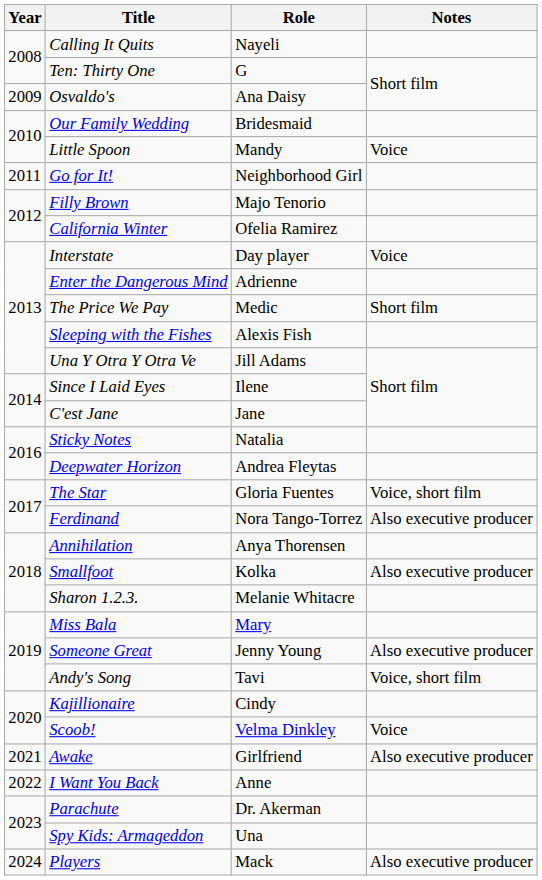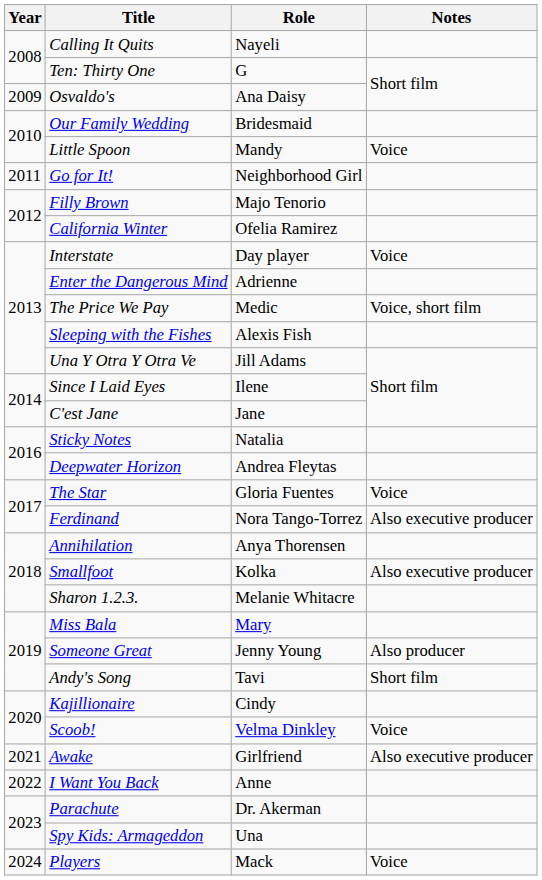(404, 307) Short film -> (426, 307) Voice, short film
(426, 492) Voice, short film -> (389, 492) Voice
(451, 651) Also executive producer -> (417, 651) Also producer
(426, 677) Voice, short film -> (404, 677) Short film
(451, 862) Also executive producer -> (389, 862) Voice
